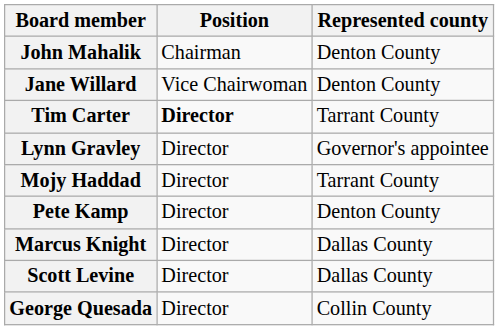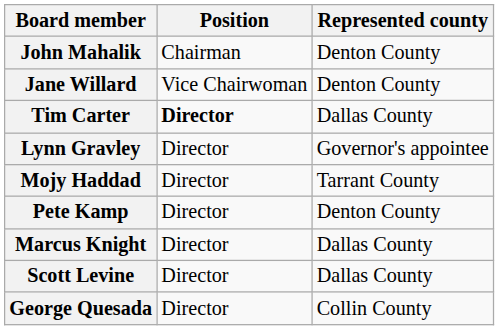(378, 116) Tarrant County -> (375, 116) Dallas County
